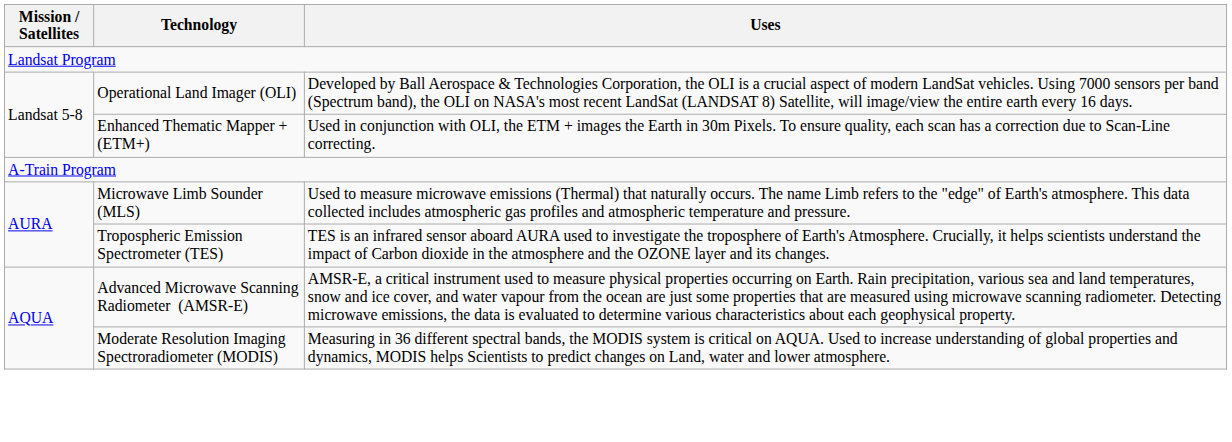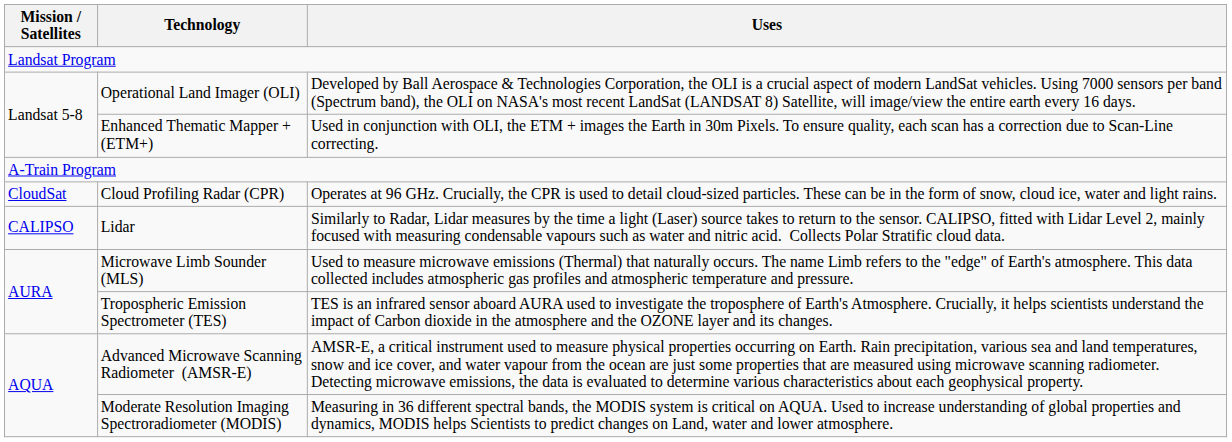+ row: (192, 194)
+ row: (118, 227)
